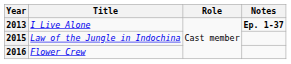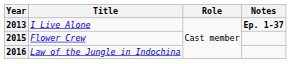(105, 38) Law of the Jungle in Indochina -> (58, 38) Flower Crew
(58, 52) Flower Crew -> (105, 52) Law of the Jungle in Indochina
